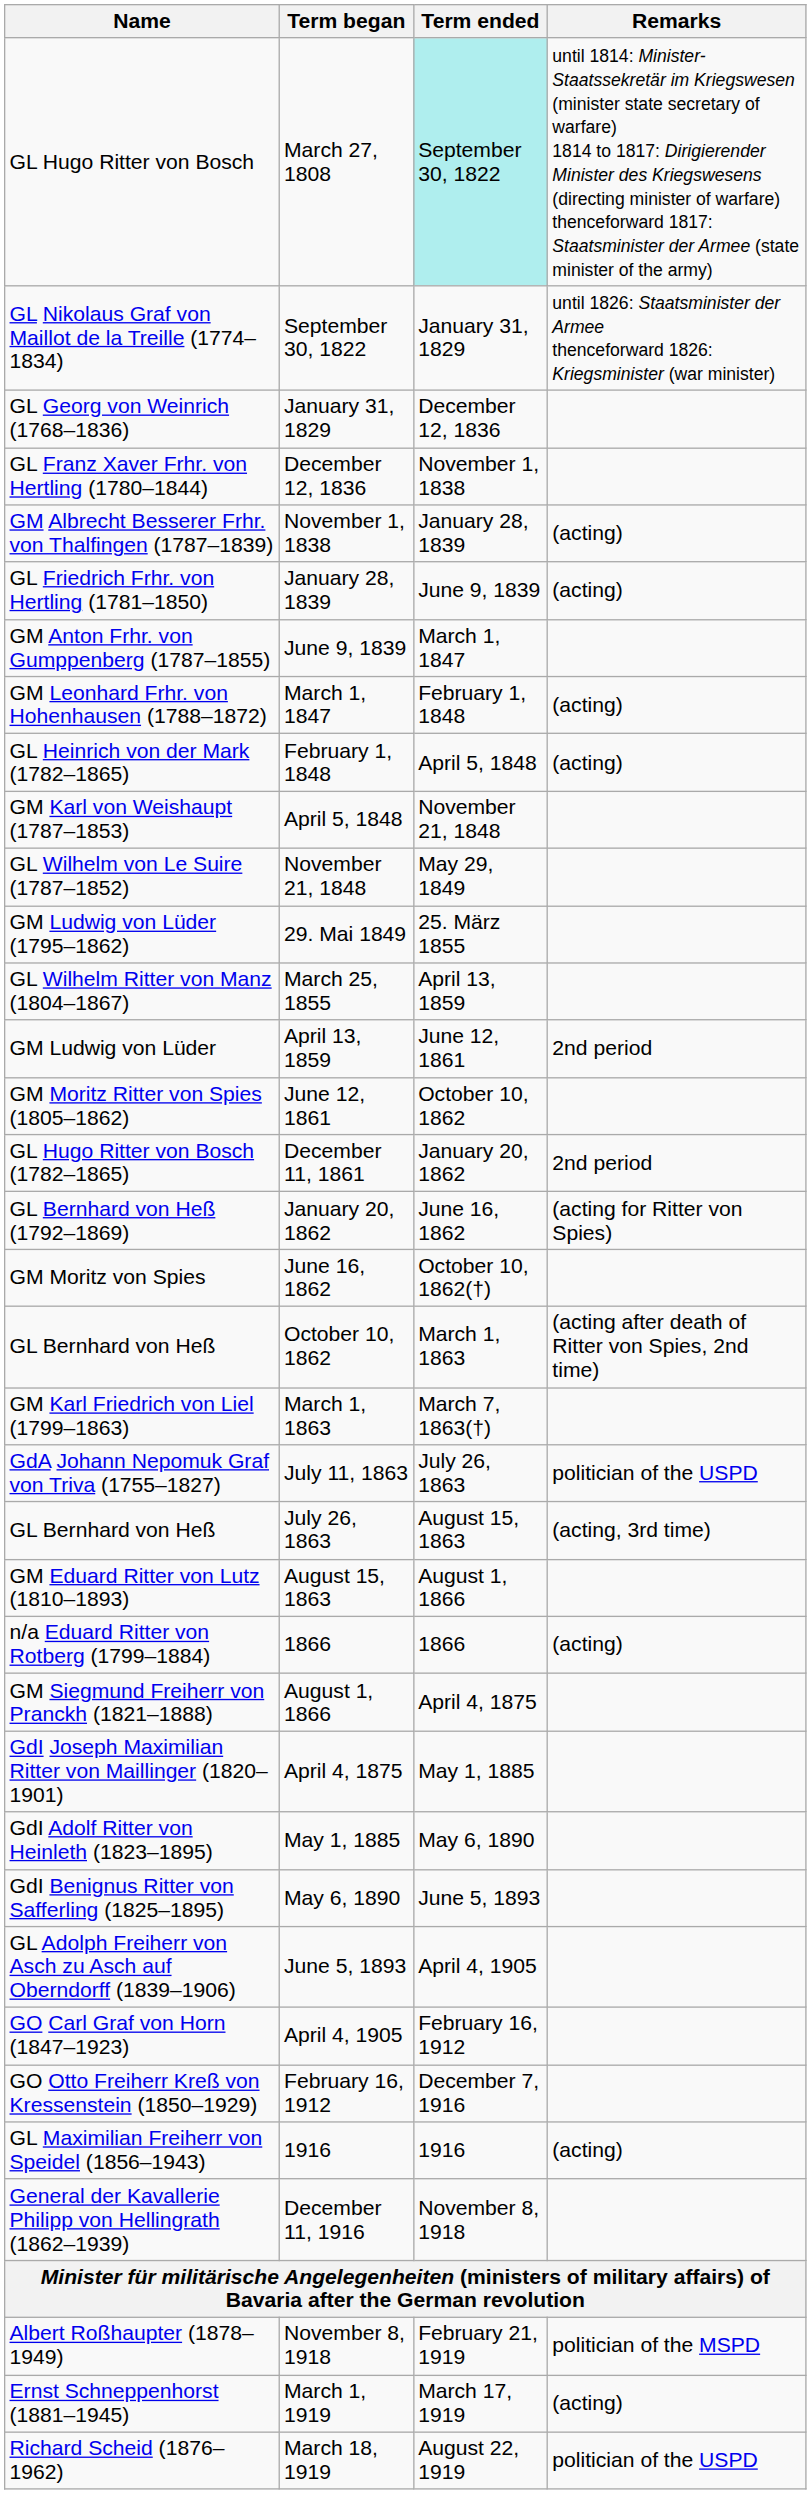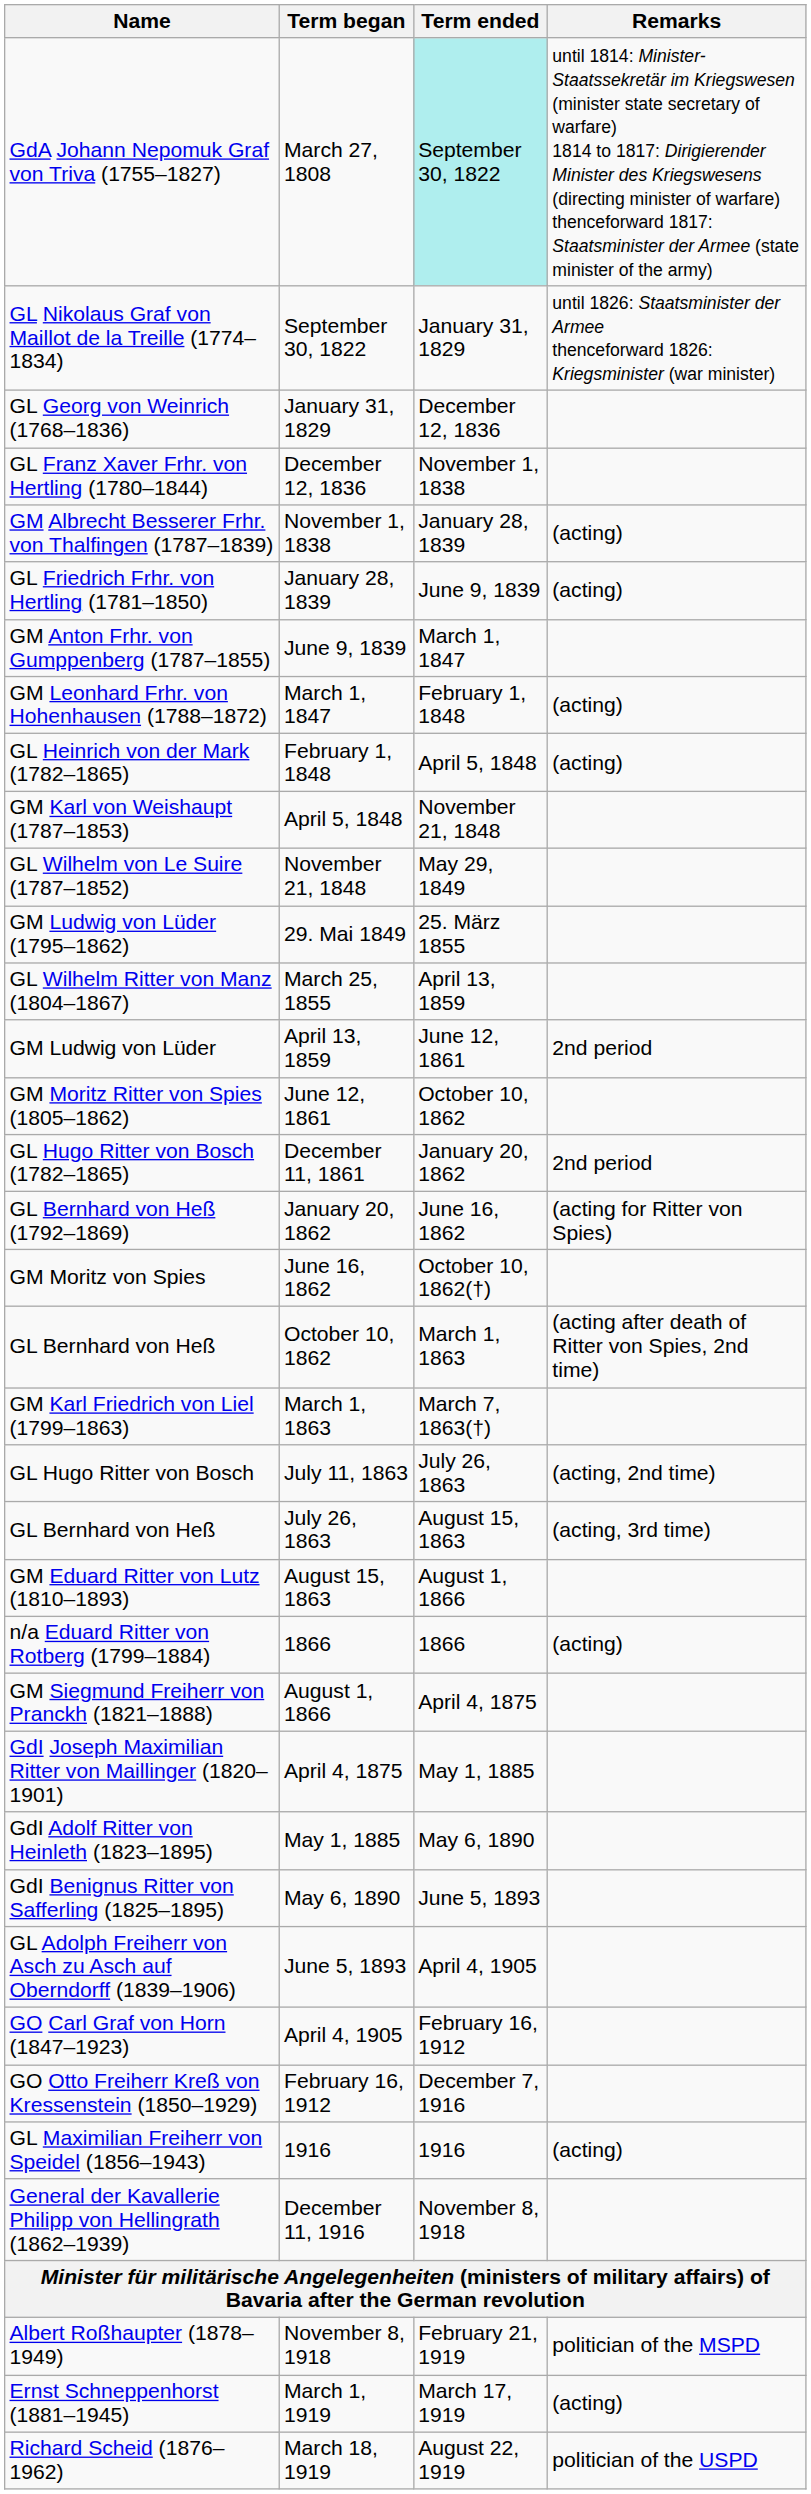(132, 161) GL Hugo Ritter von Bosch -> (139, 161) GdA Johann Nepomuk Graf von Triva (1755–1827)
(139, 1473) GdA Johann Nepomuk Graf von Triva (1755–1827) -> (132, 1473) GL Hugo Ritter von Bosch
(655, 1473) politician of the USPD -> (634, 1473) (acting, 2nd time)
